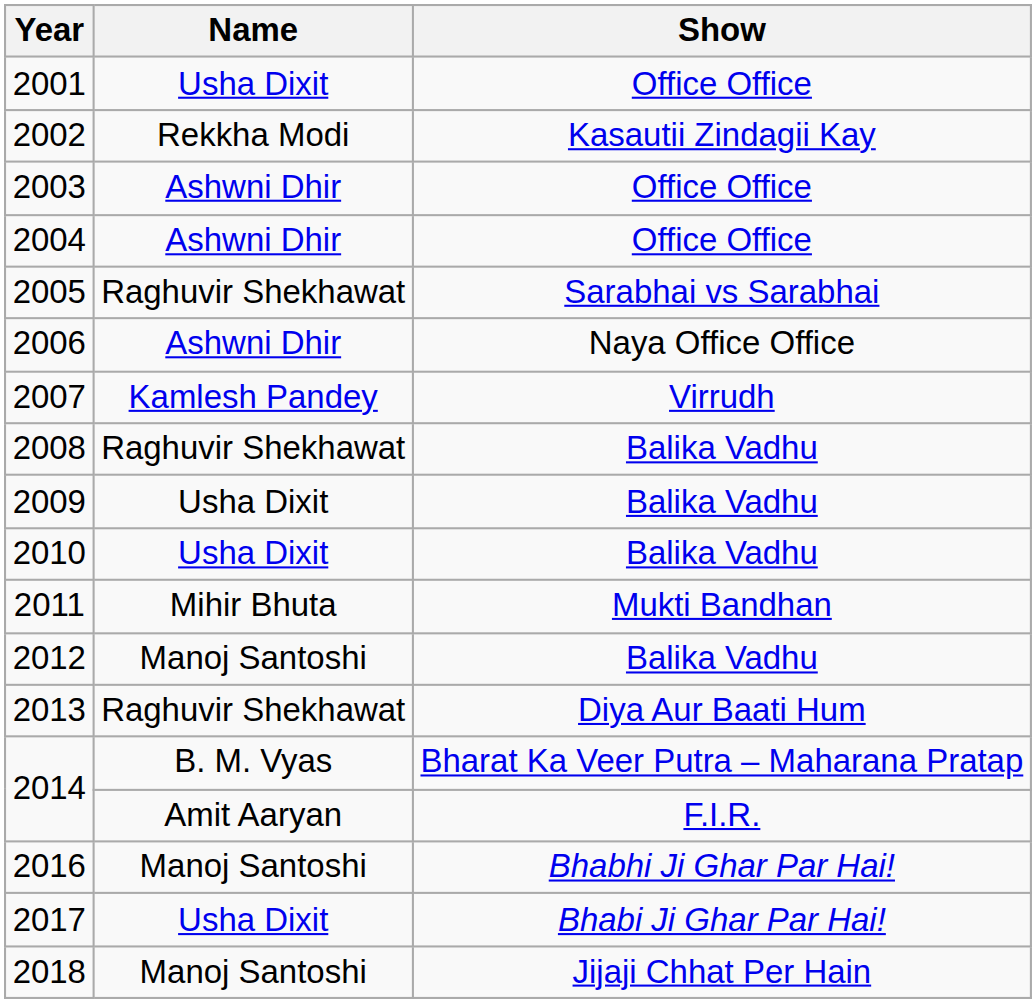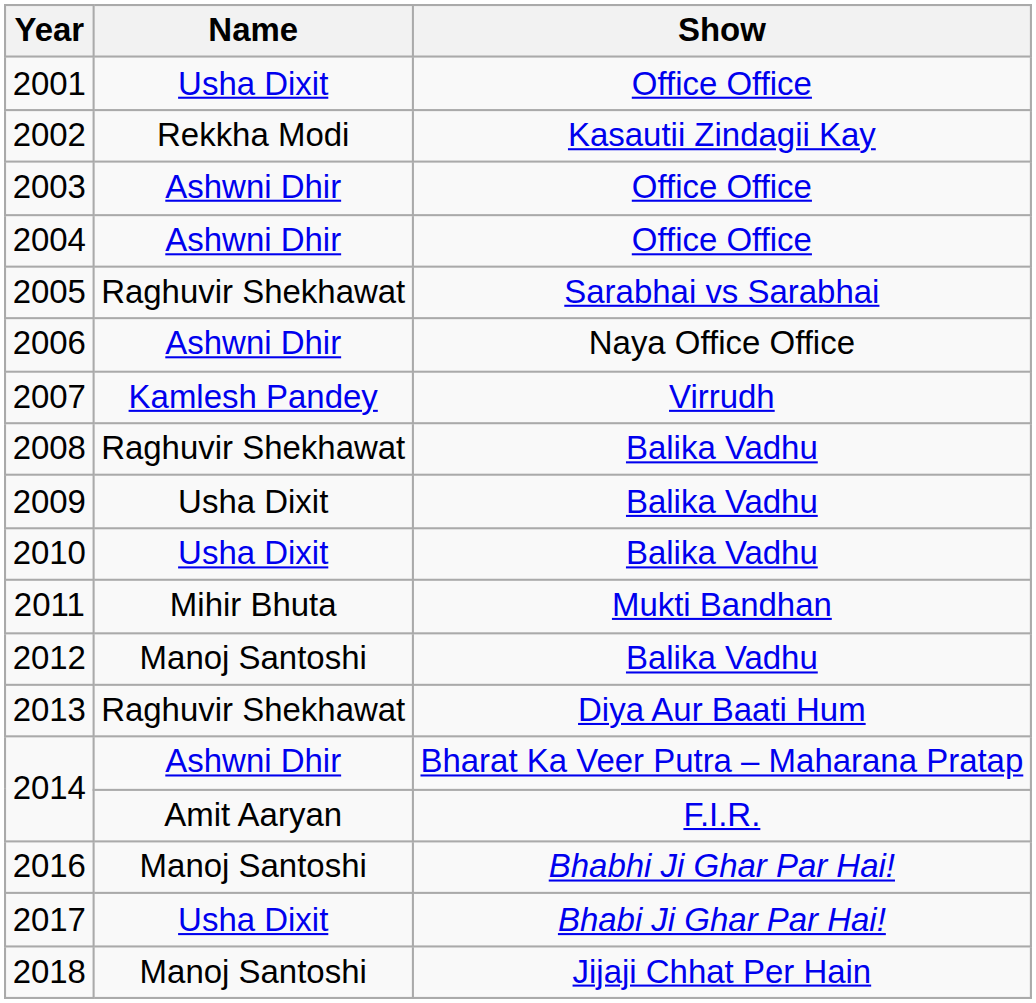(253, 762) B. M. Vyas -> (253, 762) Ashwni Dhir
